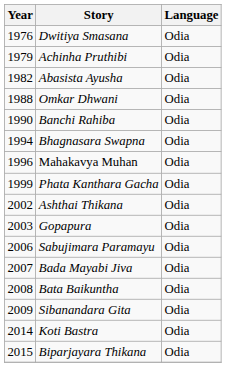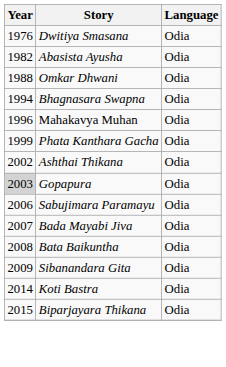- row: (83, 57)
- row: (77, 120)
(20, 225) no background -> (20, 183) lightgrey background
